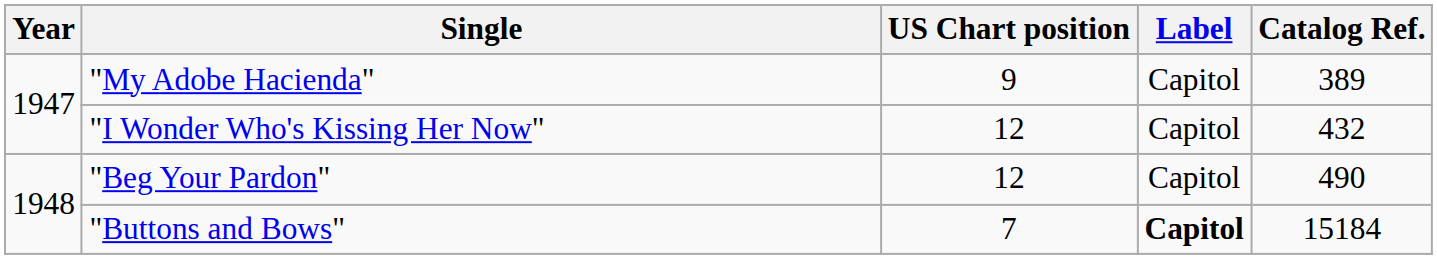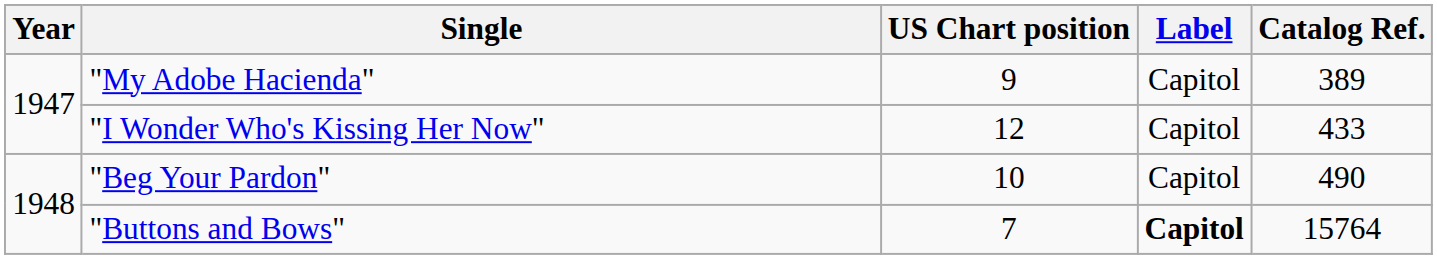(1342, 128) 432 -> (1342, 128) 433
(1009, 178) 12 -> (1009, 178) 10
(1342, 228) 15184 -> (1342, 228) 15764
